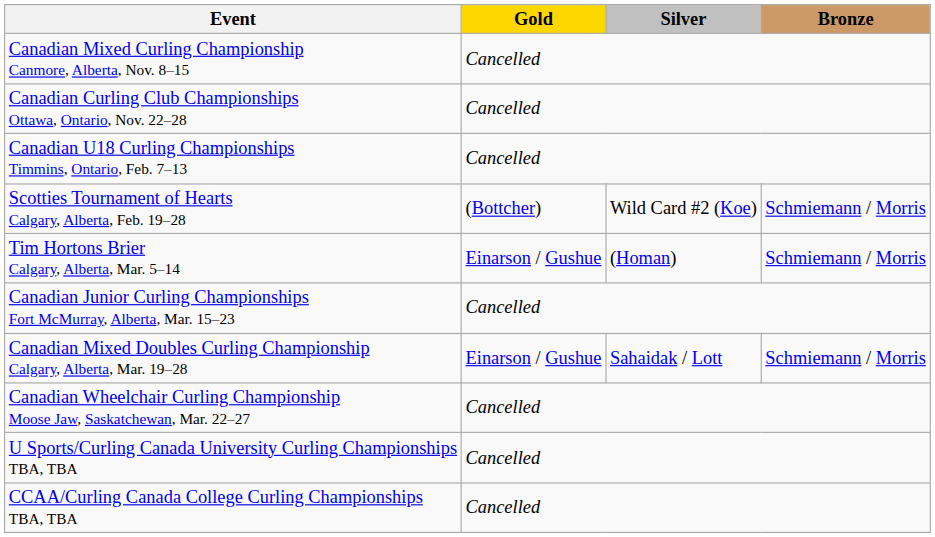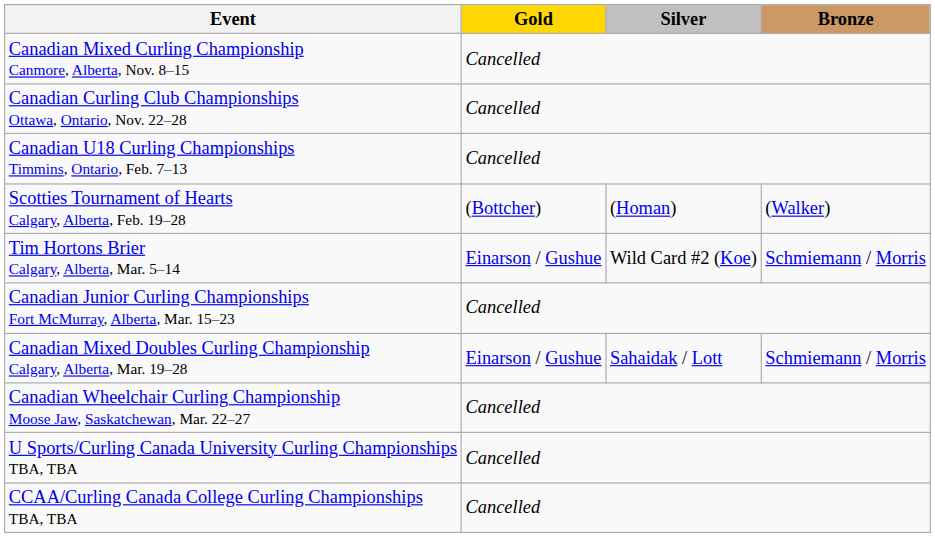(683, 208) Wild Card #2 (Koe) -> (643, 208) (Homan)
(846, 208) Schmiemann / Morris -> (798, 208) (Walker)
(643, 258) (Homan) -> (683, 258) Wild Card #2 (Koe)
